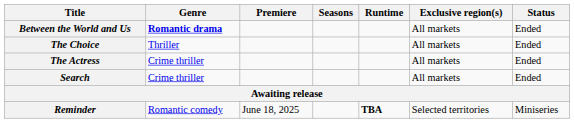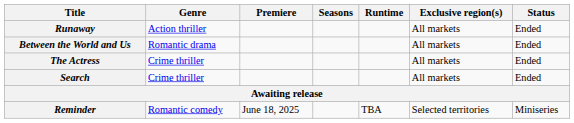+ row: (75, 28)
(185, 28) bold -> (182, 45) normal
- row: (75, 45)
(372, 110) bold -> (371, 110) normal
